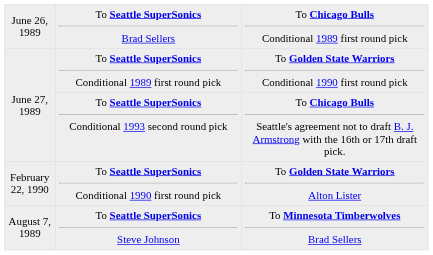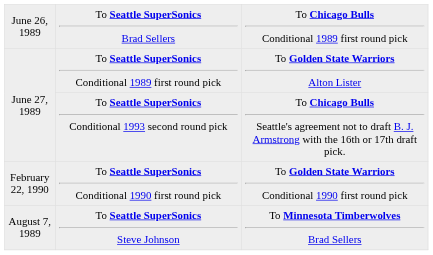(335, 70) To Golden State Warriors Conditional 1990 first round pick -> (335, 70) To Golden State Warriors Alton Lister
(335, 183) To Golden State Warriors Alton Lister -> (335, 183) To Golden State Warriors Conditional 1990 first round pick
